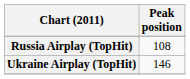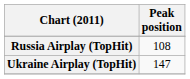(162, 64) 146 -> (162, 64) 147
